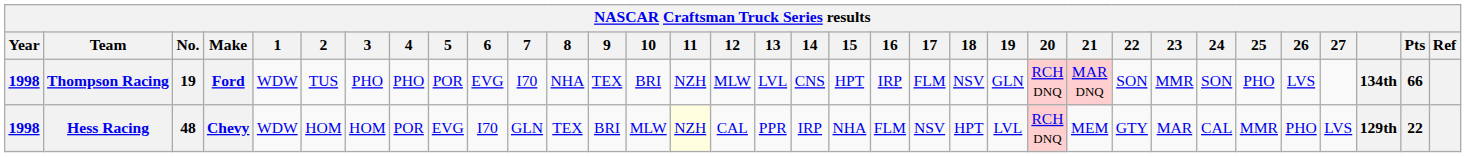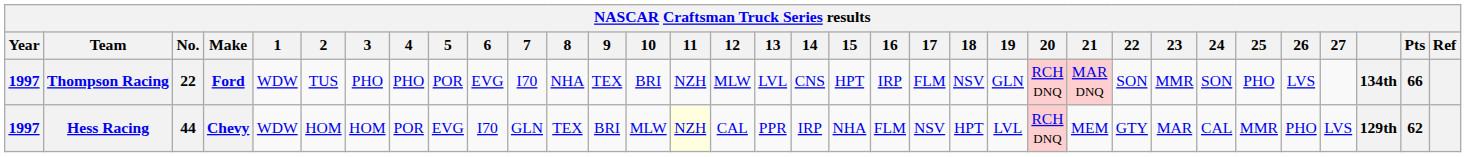(24, 81) 1998 -> (24, 81) 1997
(188, 81) 19 -> (188, 81) 22
(24, 128) 1998 -> (24, 128) 1997
(188, 128) 48 -> (188, 128) 44
(1415, 128) 22 -> (1415, 128) 62
